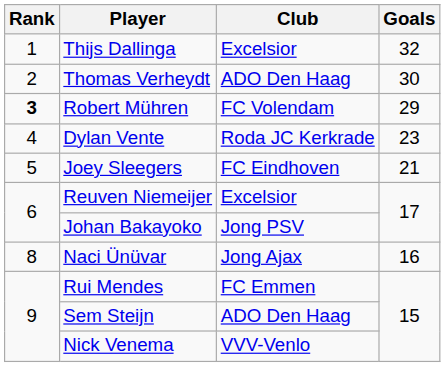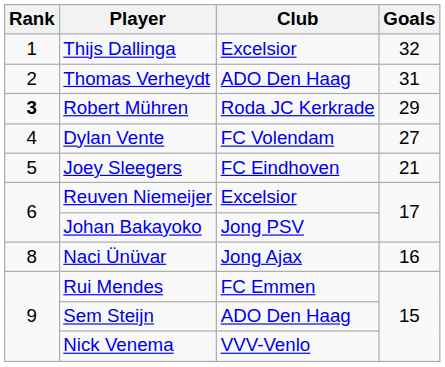(409, 78) 30 -> (409, 78) 31
(277, 108) FC Volendam -> (298, 108) Roda JC Kerkrade
(298, 138) Roda JC Kerkrade -> (277, 138) FC Volendam
(409, 138) 23 -> (409, 138) 27
